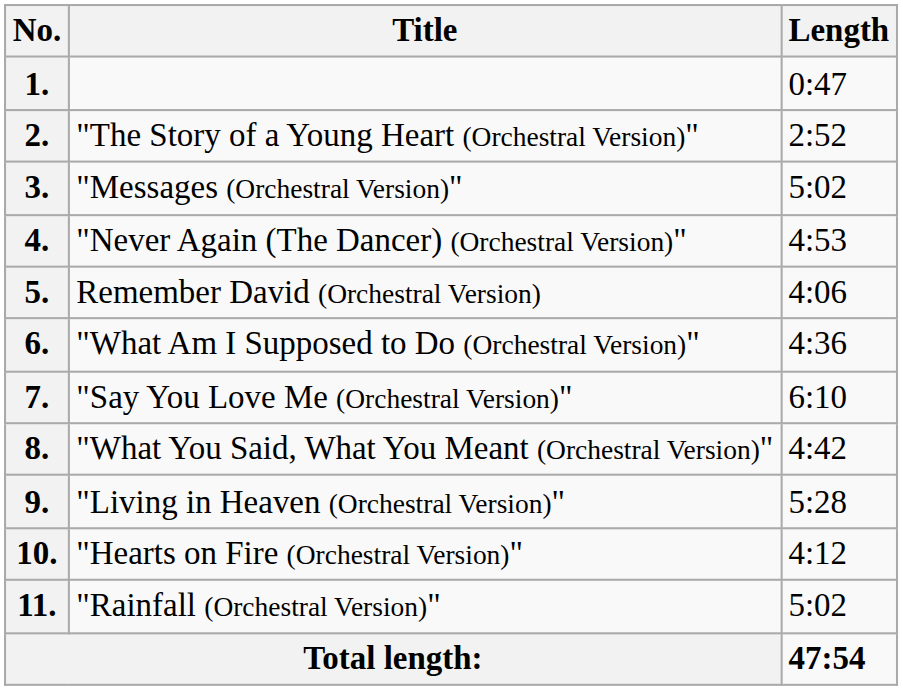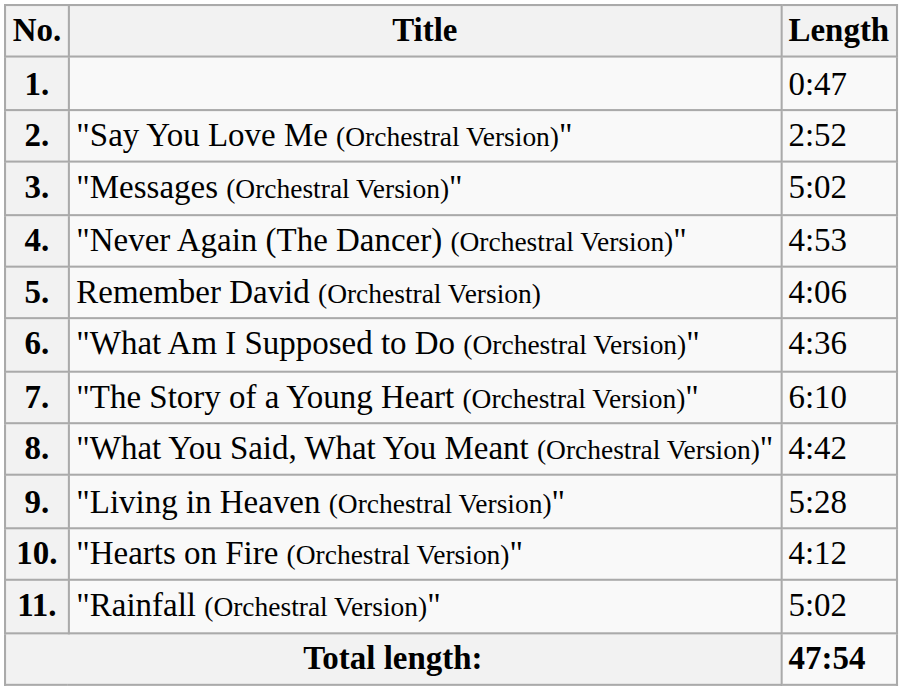(388, 135) "The Story of a Young Heart (Orchestral Version)" -> (324, 135) "Say You Love Me (Orchestral Version)"
(324, 396) "Say You Love Me (Orchestral Version)" -> (388, 396) "The Story of a Young Heart (Orchestral Version)"
